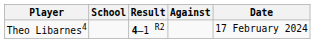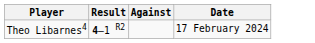- column: (109, 12)
